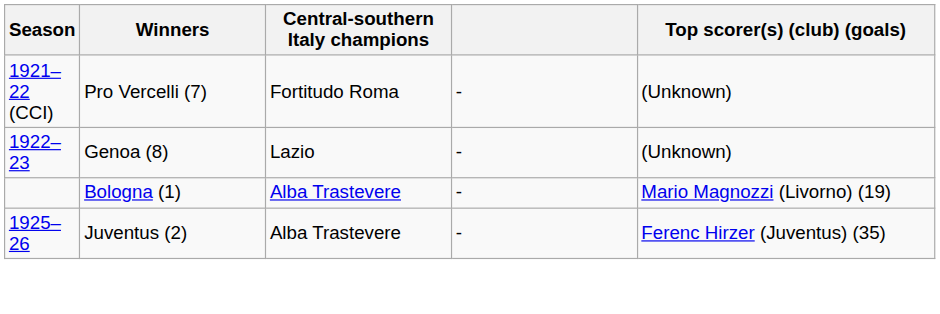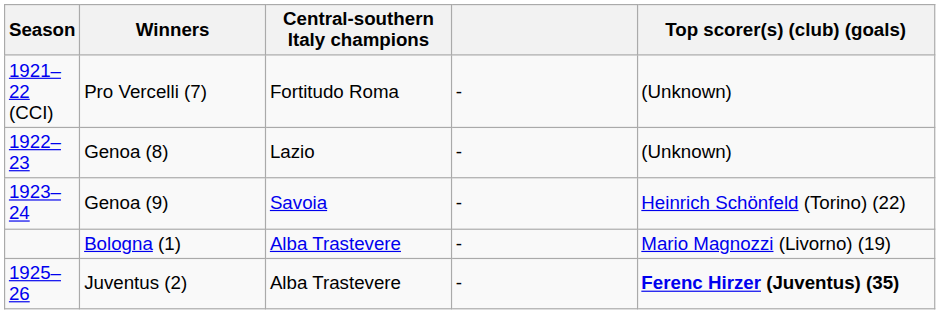+ row: (126, 203)
(764, 232) normal -> (770, 283) bold
